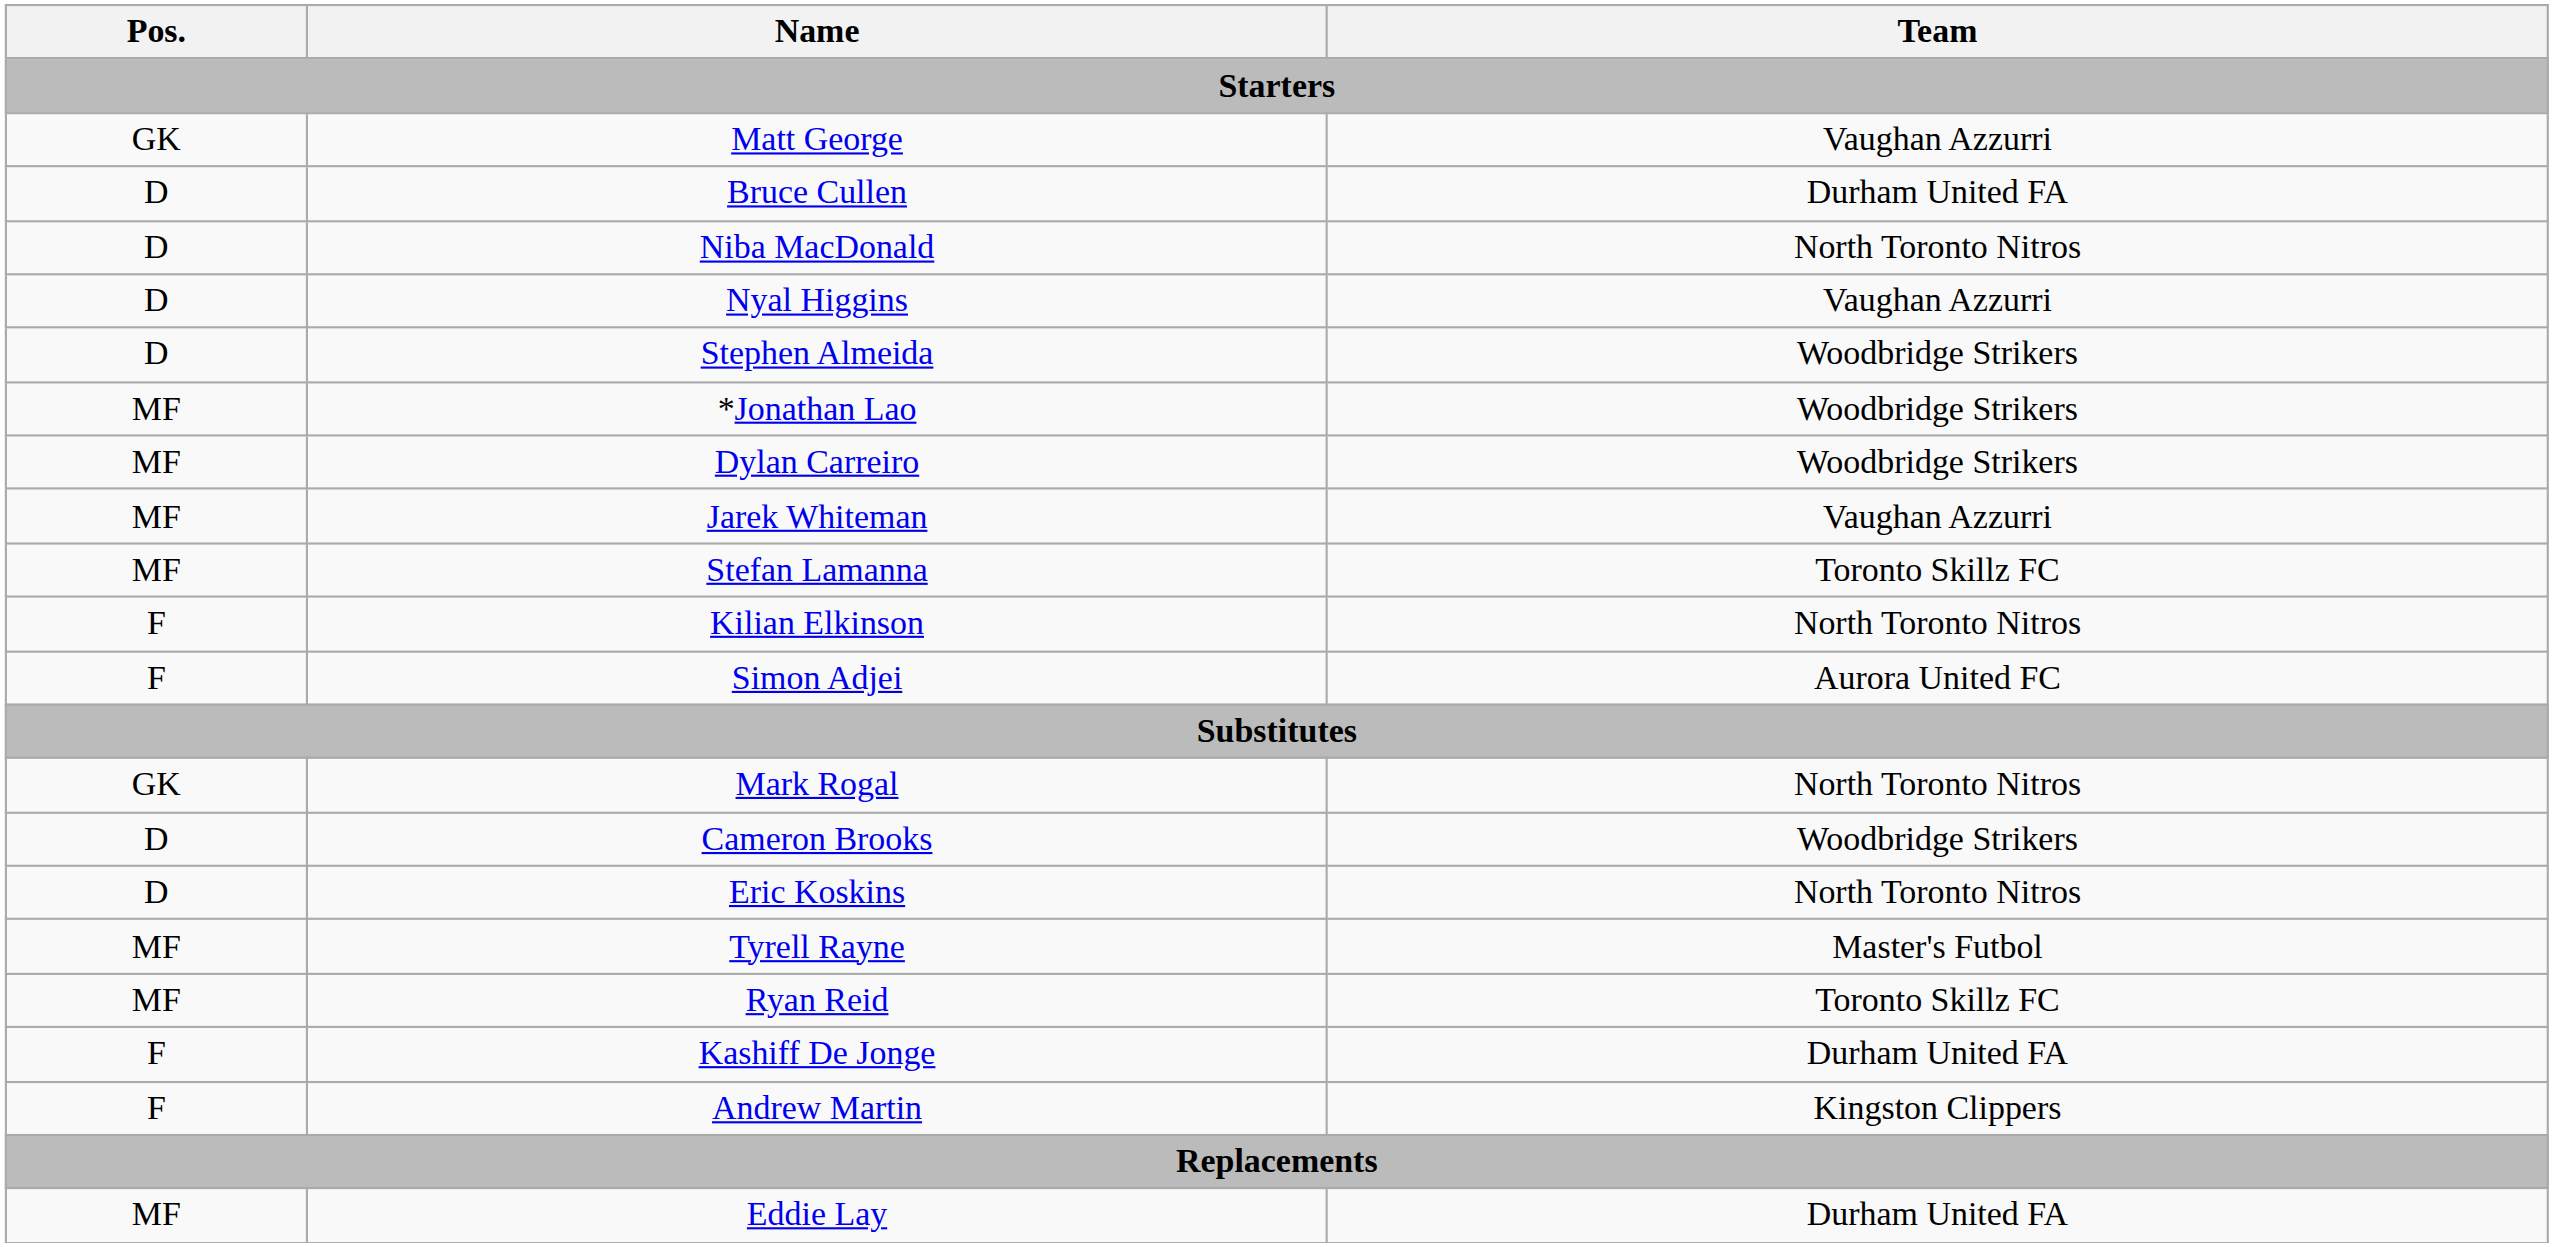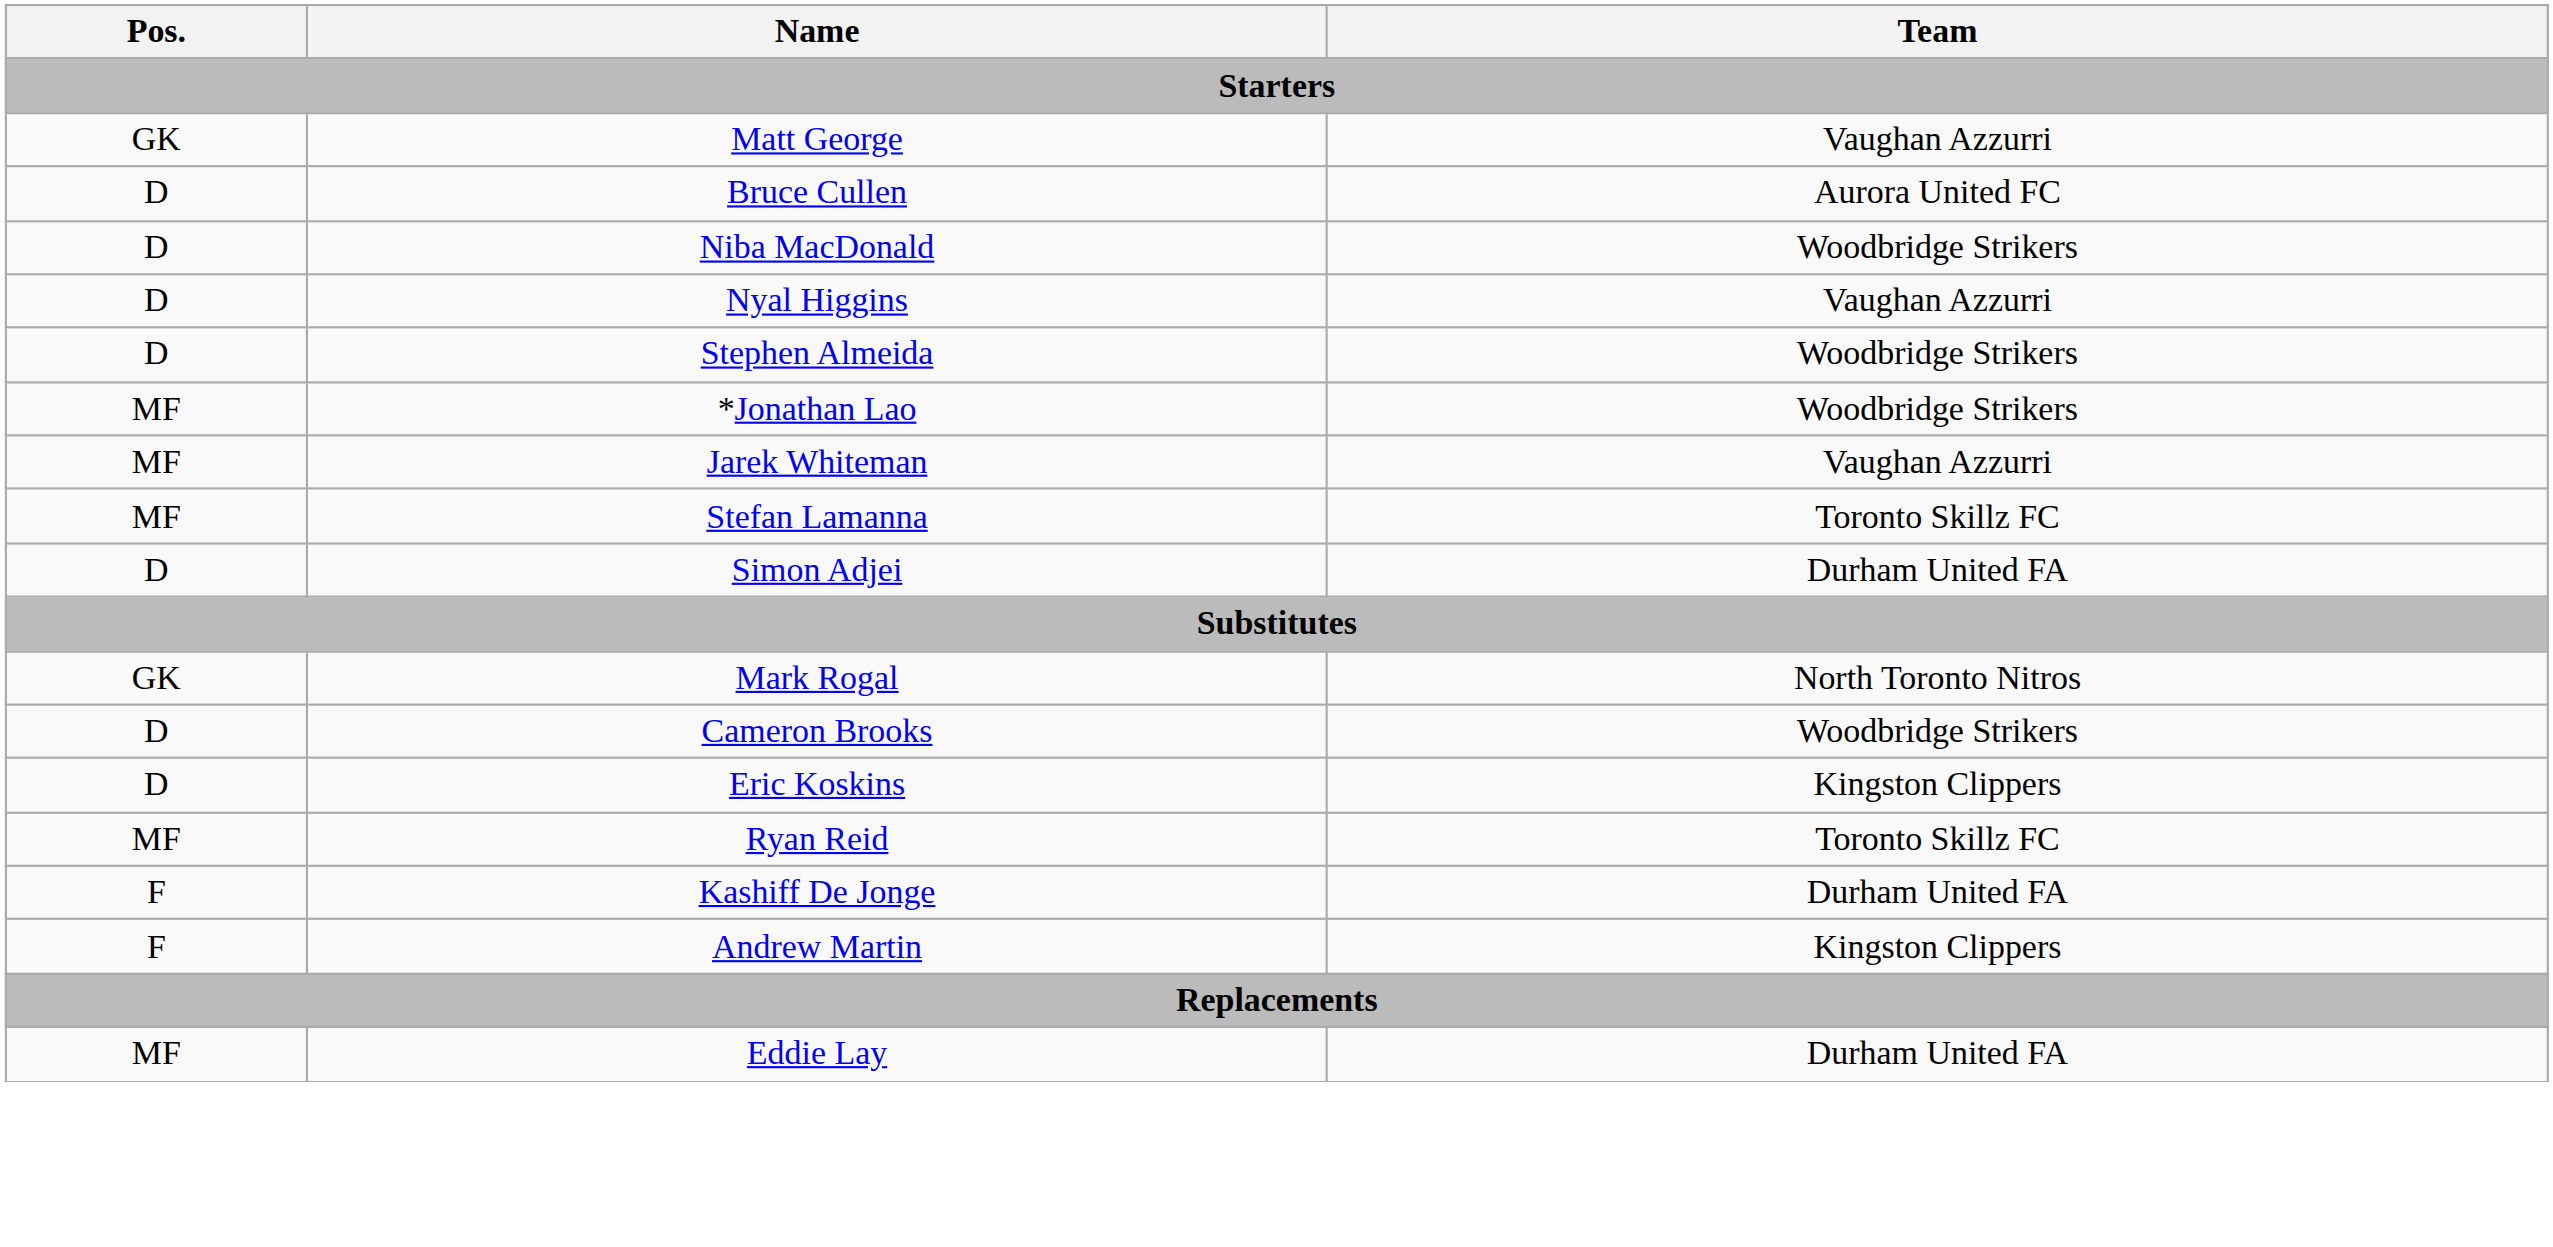(1937, 192) Durham United FA -> (1937, 192) Aurora United FC
(1937, 246) North Toronto Nitros -> (1937, 246) Woodbridge Strikers
- row: (817, 461)
- row: (817, 623)
(156, 676) F -> (156, 569) D
(1937, 676) Aurora United FC -> (1937, 569) Durham United FA
(1937, 892) North Toronto Nitros -> (1938, 784) Kingston Clippers
- row: (817, 945)
